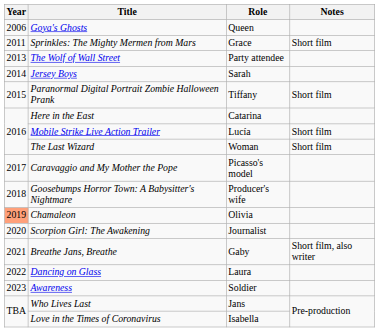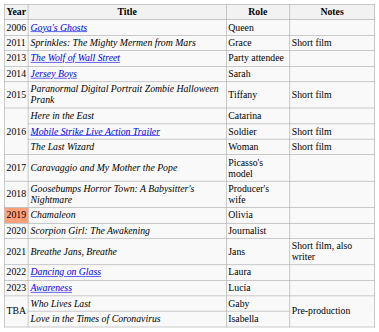(239, 131) Lucía -> (242, 131) Soldier
(239, 251) Gaby -> (237, 251) Jans
(242, 288) Soldier -> (239, 288) Lucía
(237, 303) Jans -> (239, 303) Gaby
